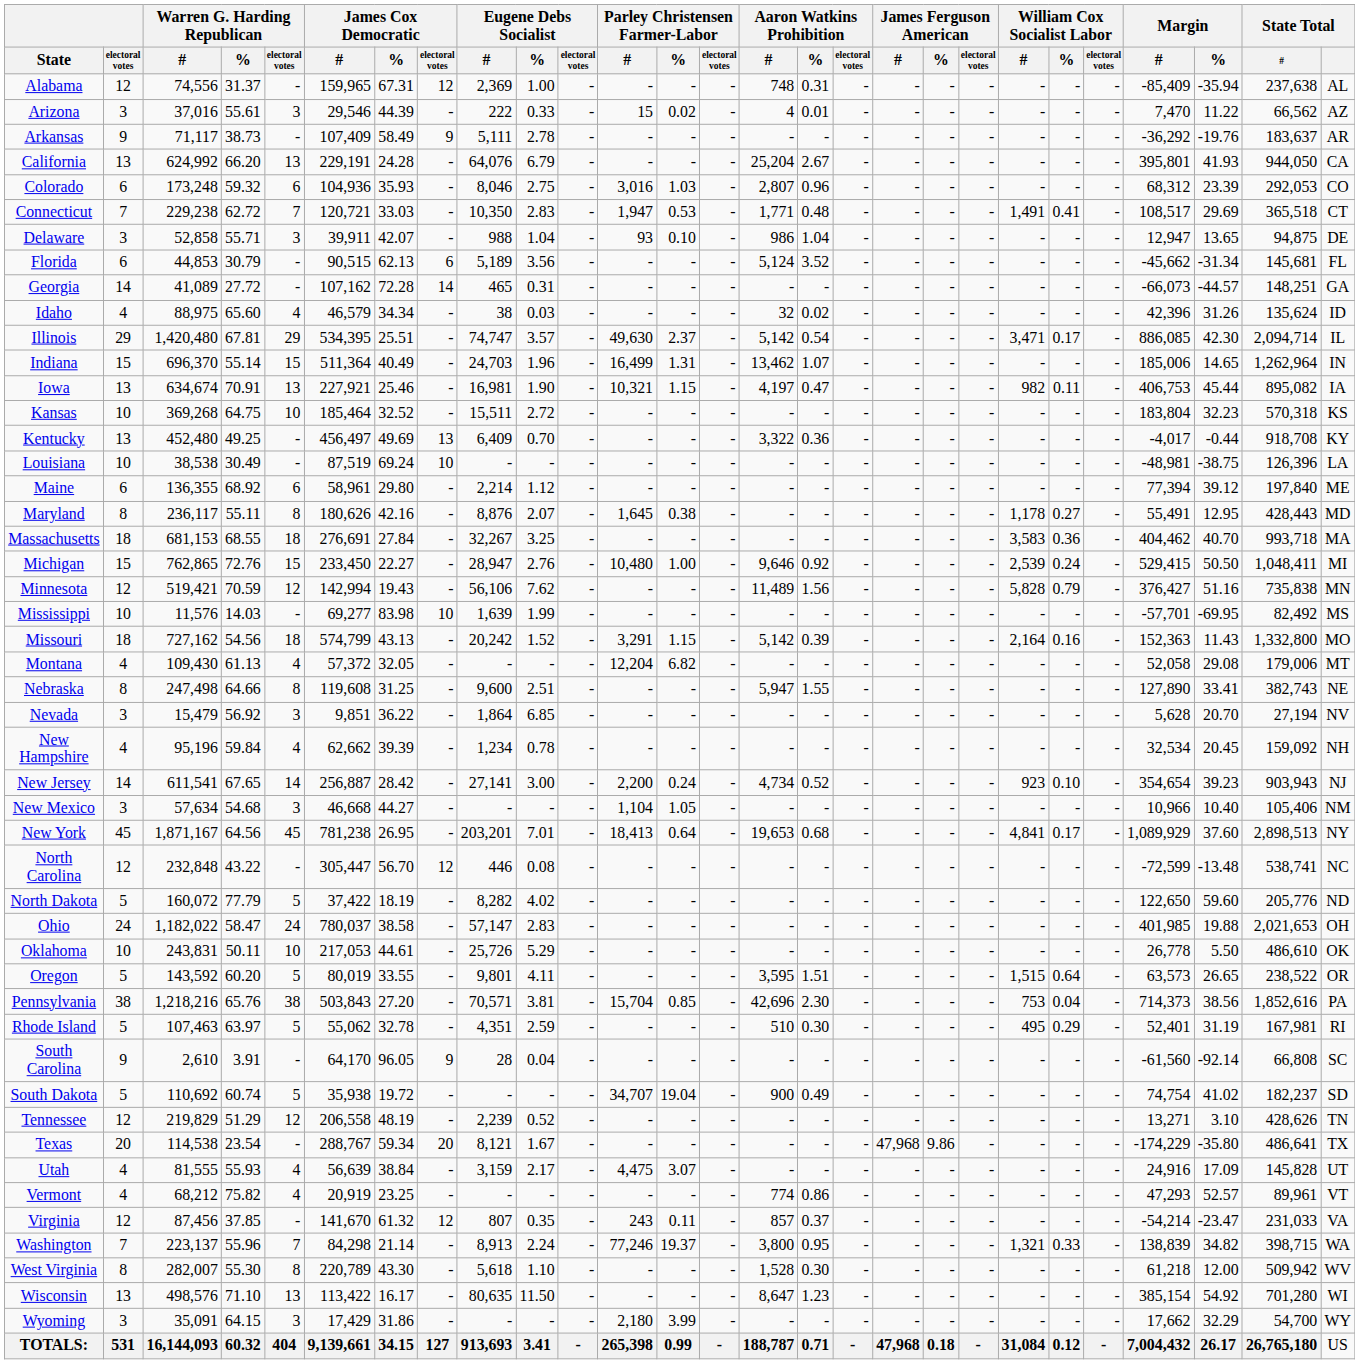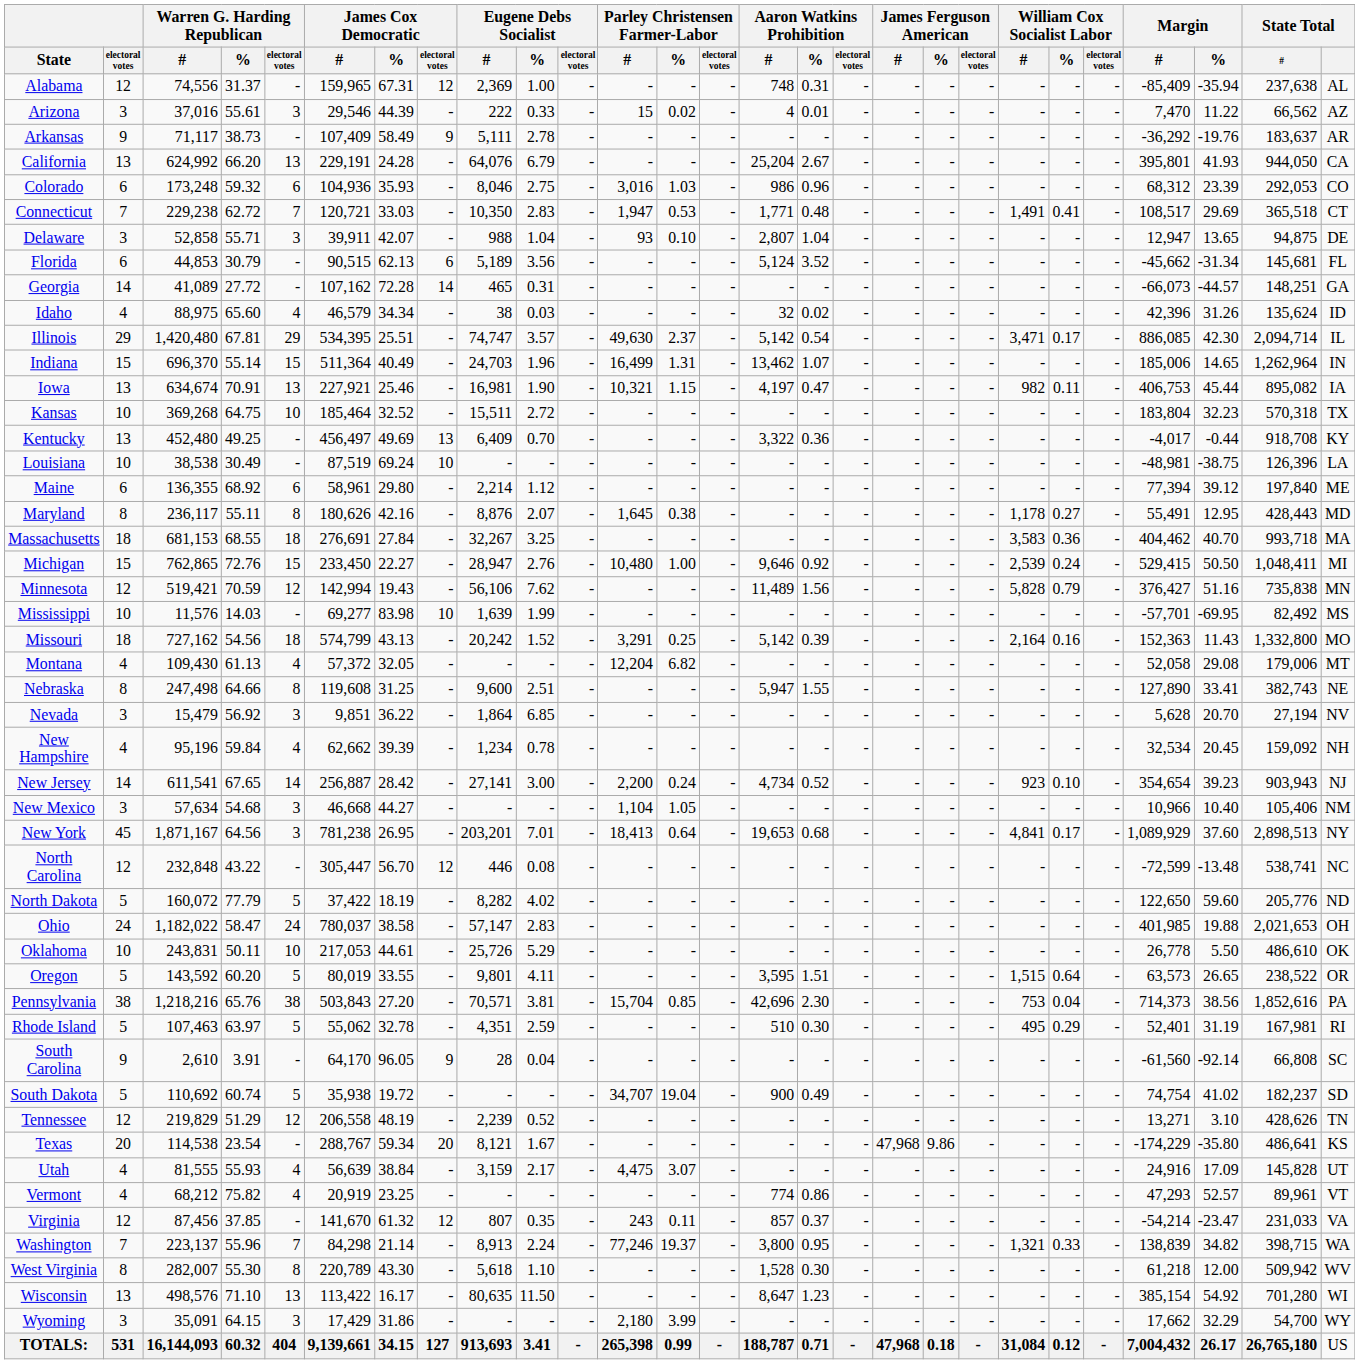(776, 187) 2,807 -> (782, 187) 986
(782, 237) 986 -> (776, 237) 2,807
(1338, 413) KS -> (1338, 413) TX
(682, 639) 1.15 -> (682, 639) 0.25
(292, 832) 45 -> (296, 832) 3
(1338, 1144) TX -> (1338, 1144) KS
